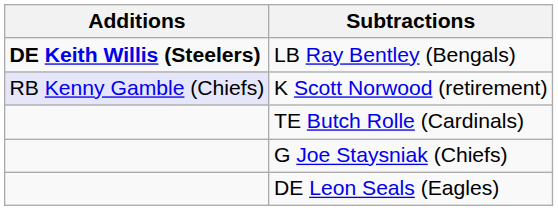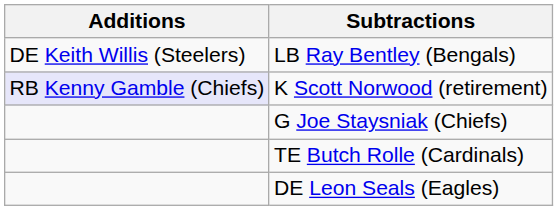(135, 54) bold -> (127, 54) normal
rows swapped: (391, 155) <-> (399, 121)
